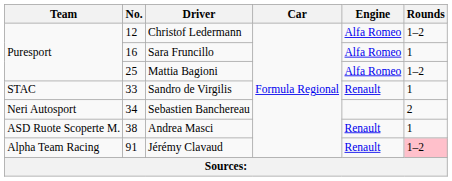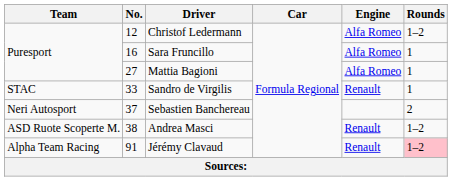(131, 70) 25 -> (131, 70) 27
(415, 70) 1–2 -> (410, 70) 1
(131, 108) 34 -> (131, 108) 37
(410, 128) 1 -> (415, 128) 1–2
